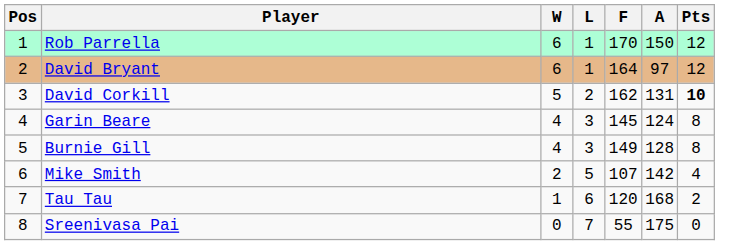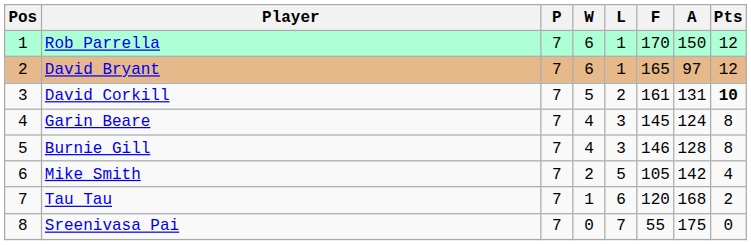+ column: (557, 18)
(623, 70) 164 -> (655, 70) 165
(623, 96) 162 -> (655, 96) 161
(623, 148) 149 -> (655, 148) 146
(623, 174) 107 -> (655, 174) 105
